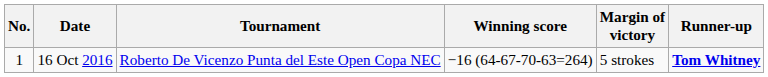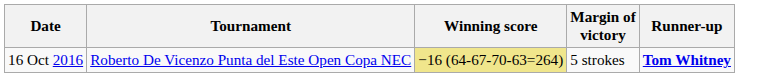- column: (19, 26)
(520, 60) no background -> (491, 60) khaki background
